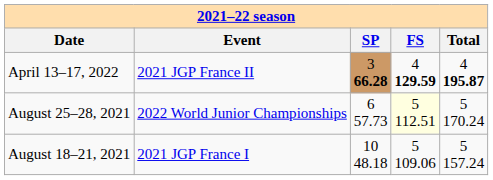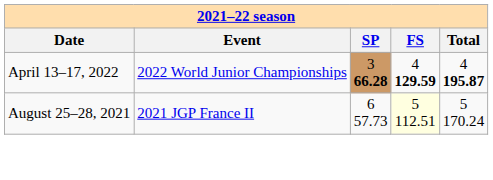(196, 72) 2021 JGP France II -> (242, 72) 2022 World Junior Championships
(242, 113) 2022 World Junior Championships -> (196, 113) 2021 JGP France II
- row: (69, 154)
